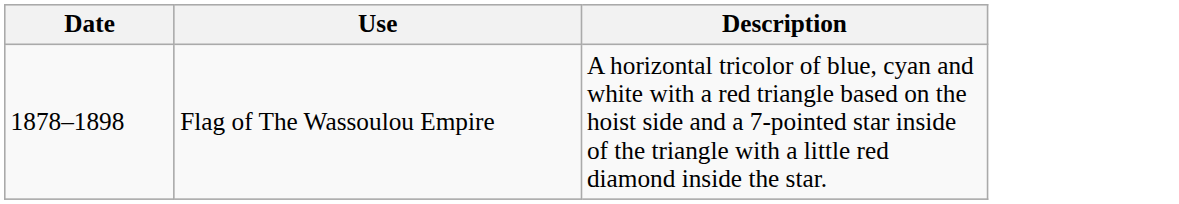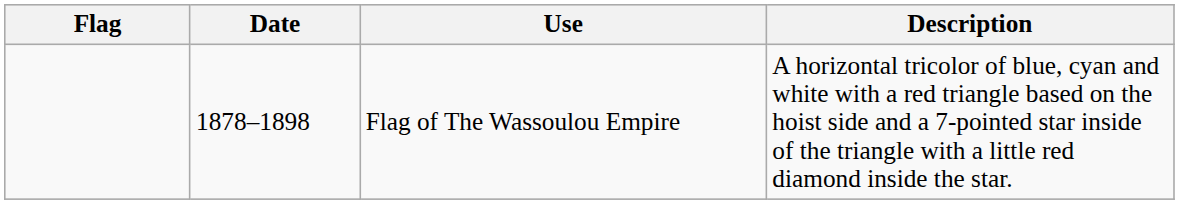+ column: (98, 24)
